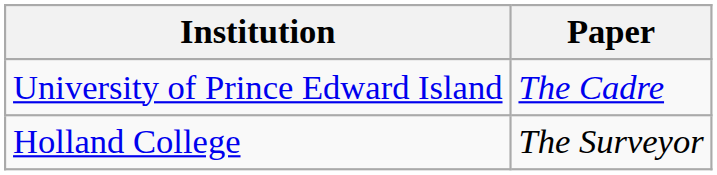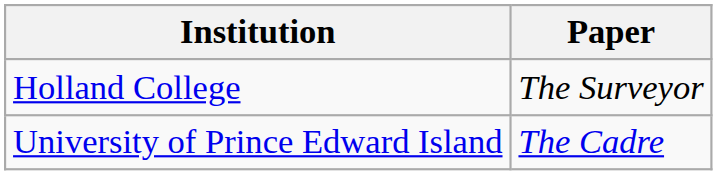rows swapped: (127, 141) <-> (258, 86)
